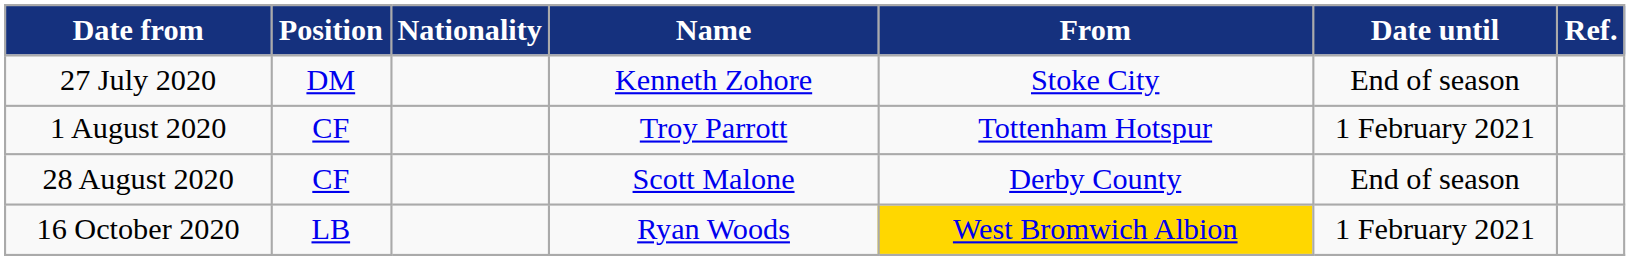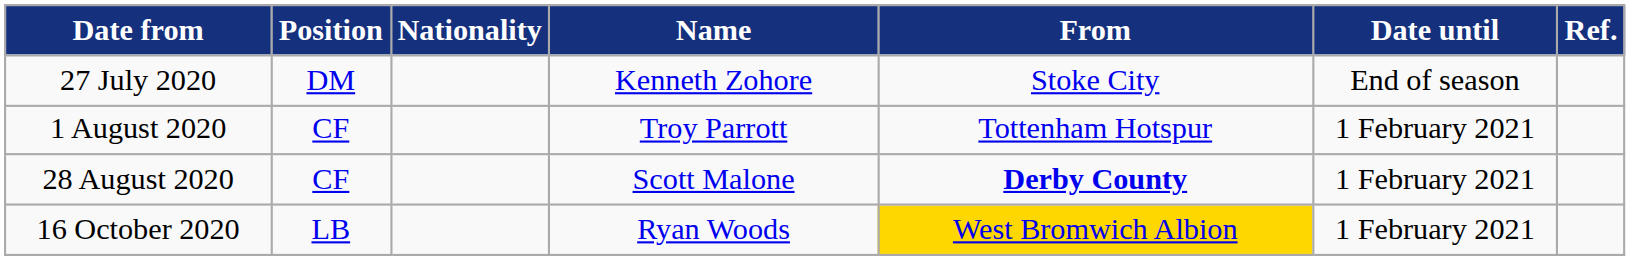(1095, 179) normal -> (1095, 179) bold
(1435, 179) End of season -> (1435, 179) 1 February 2021
